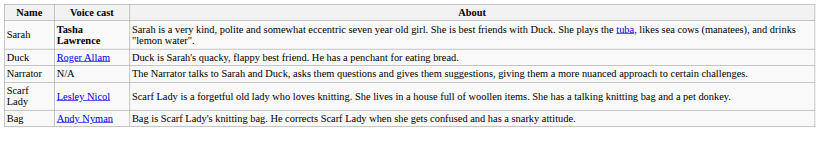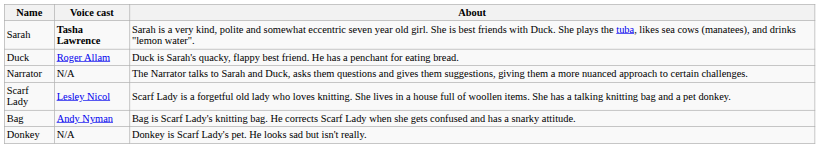+ row: (23, 135)
